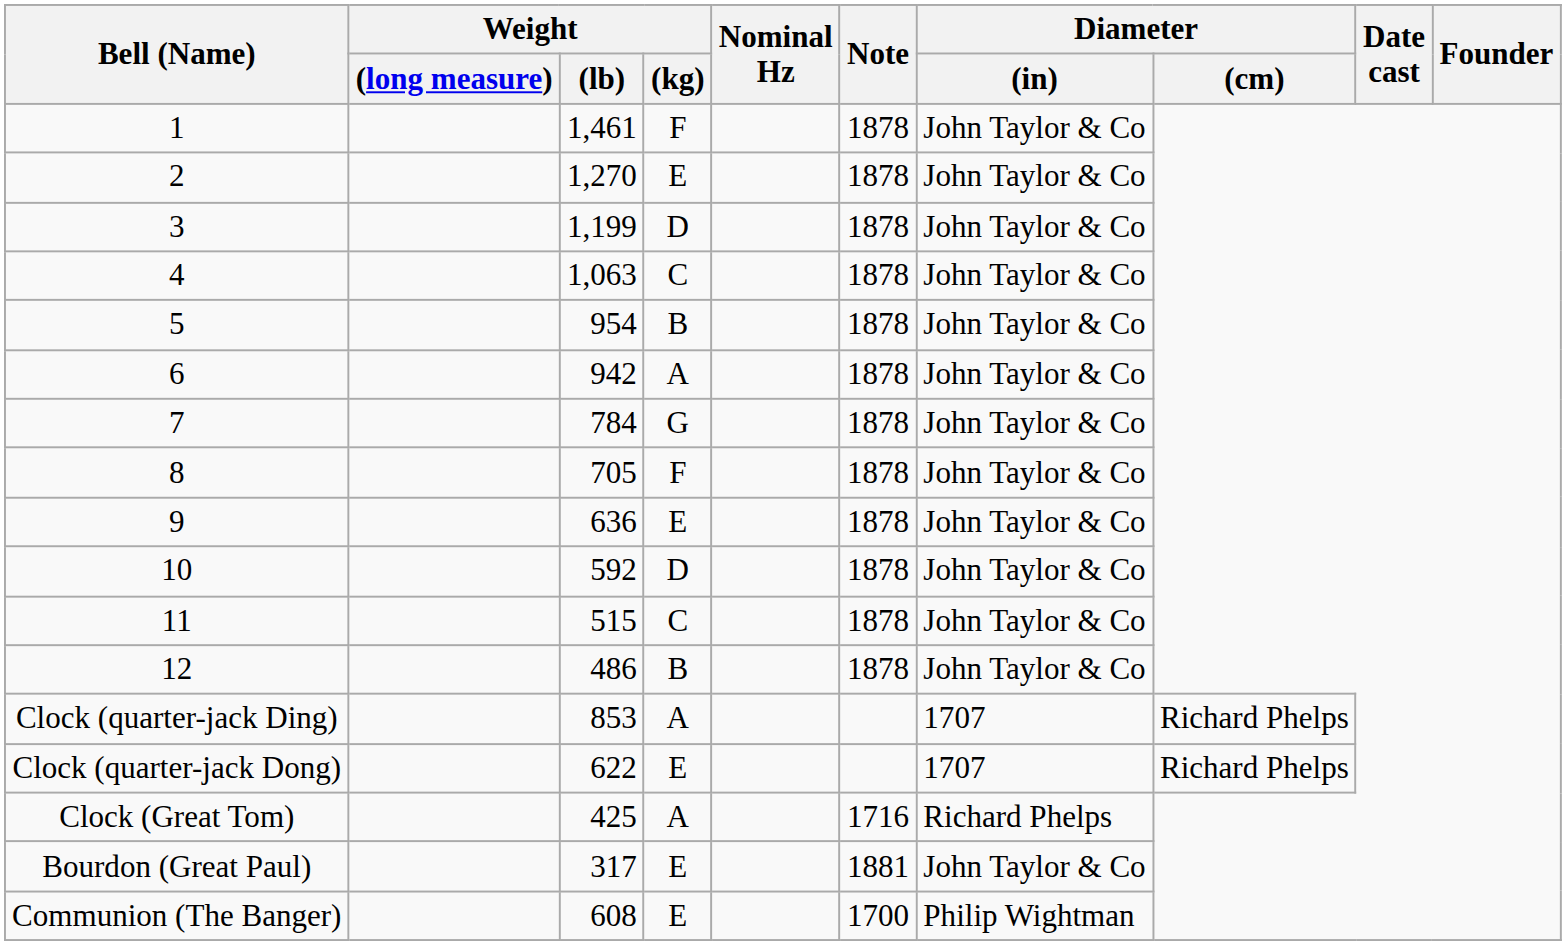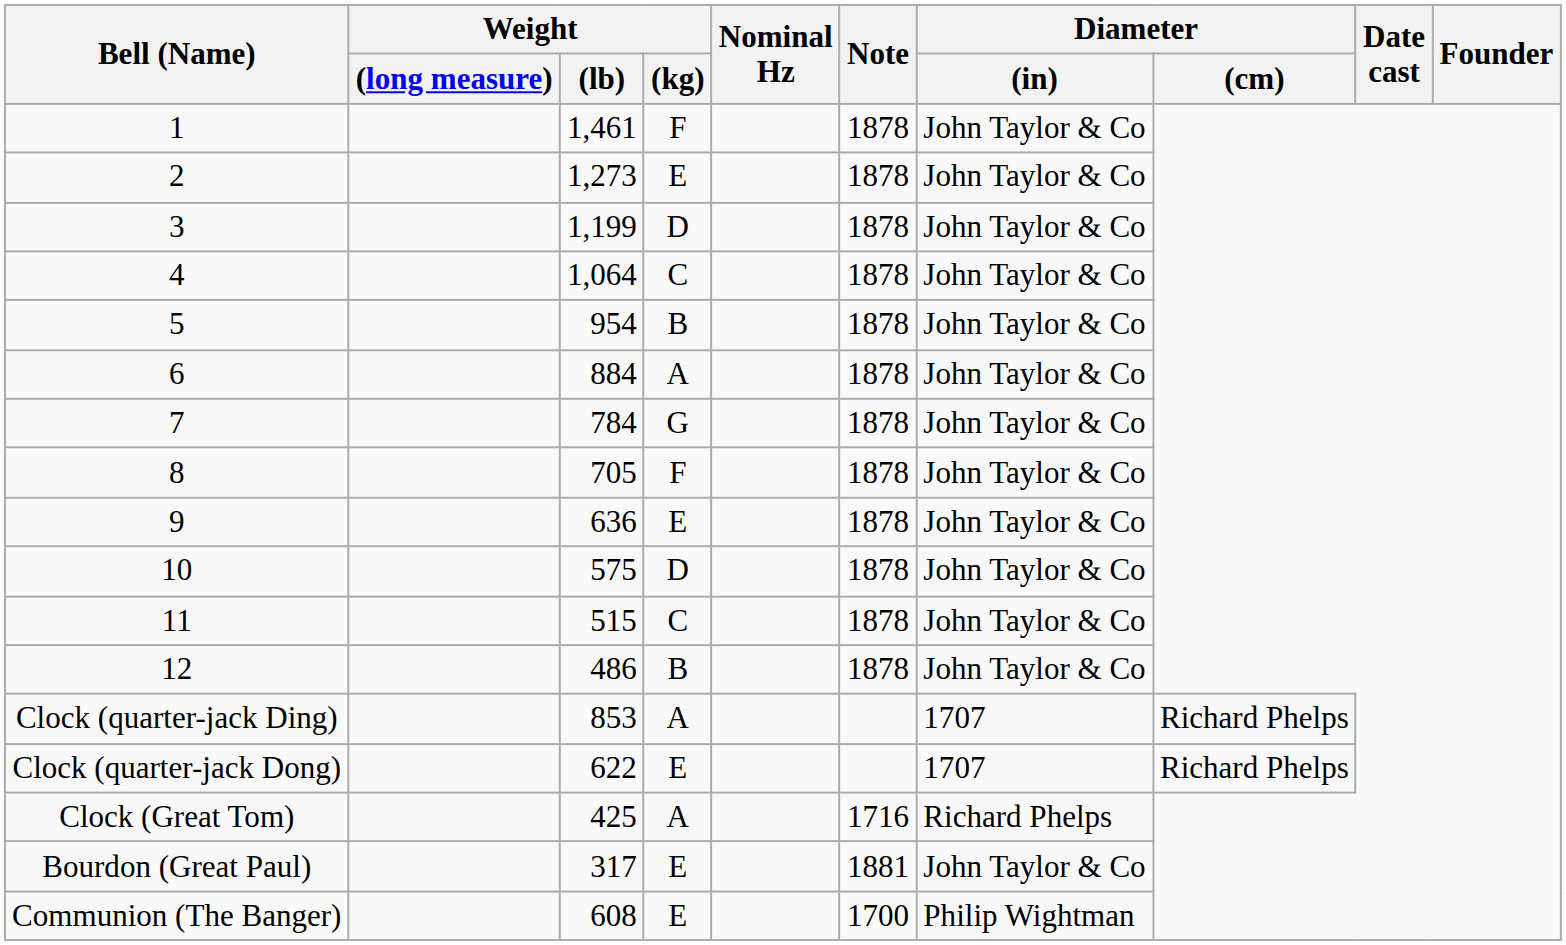(602, 176) 1,270 -> (602, 176) 1,273
(602, 275) 1,063 -> (602, 275) 1,064
(613, 373) 942 -> (613, 373) 884
(613, 570) 592 -> (613, 570) 575
